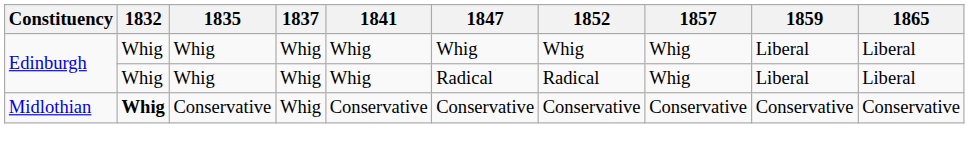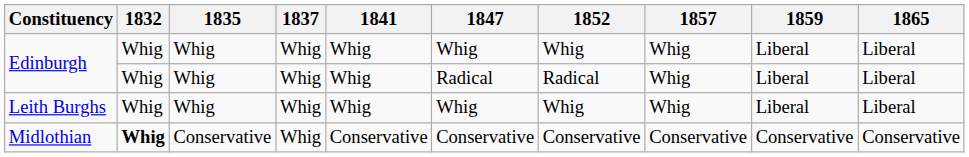+ row: (57, 107)
